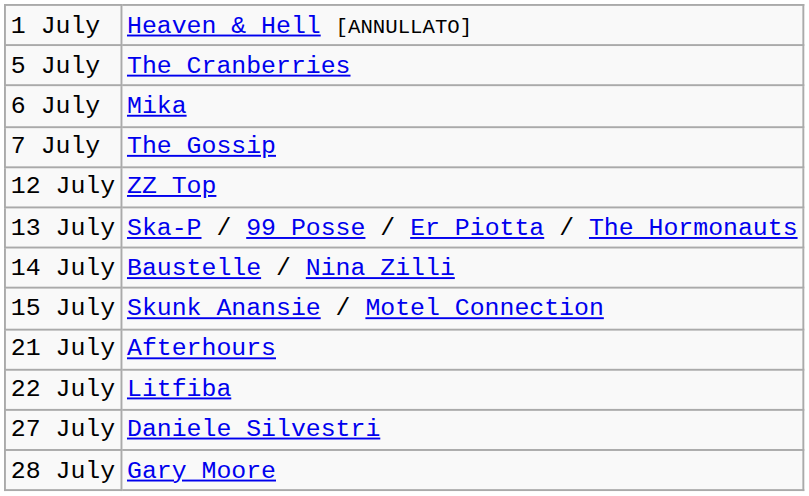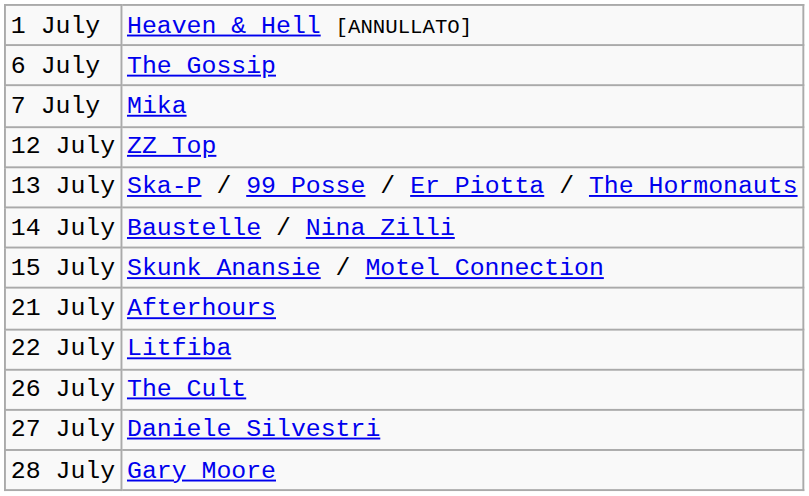- row: (56, 66)
(157, 106) Mika -> (201, 66) The Gossip
(201, 147) The Gossip -> (157, 106) Mika
+ row: (63, 389)
